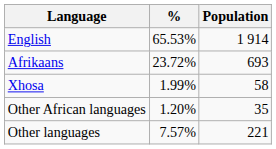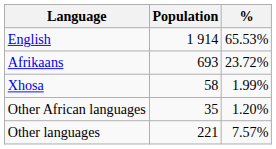columns swapped: (235, 16) <-> (174, 16)
